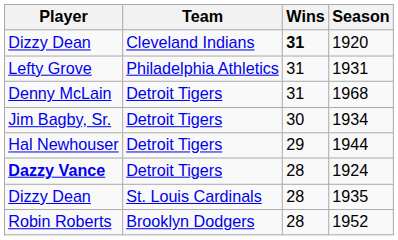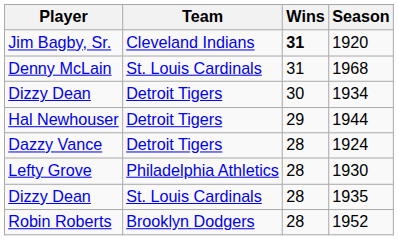(50, 42) Dizzy Dean -> (60, 42) Jim Bagby, Sr.
- row: (350, 68)
(174, 94) Detroit Tigers -> (194, 68) St. Louis Cardinals
(60, 119) Jim Bagby, Sr. -> (50, 94) Dizzy Dean
(57, 171) bold -> (55, 145) normal
+ row: (350, 171)
